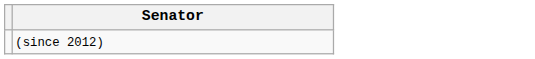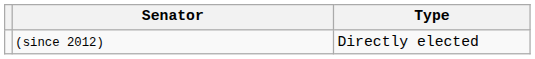+ column: (432, 17)
